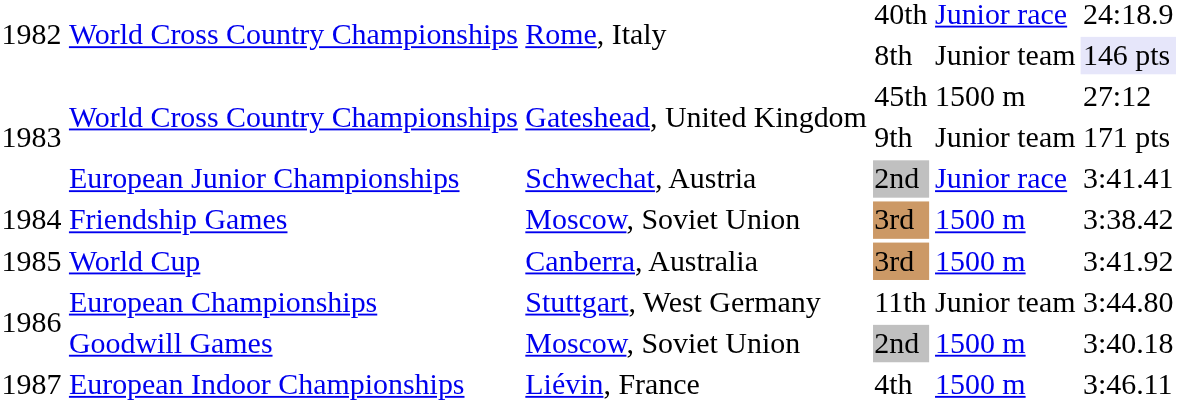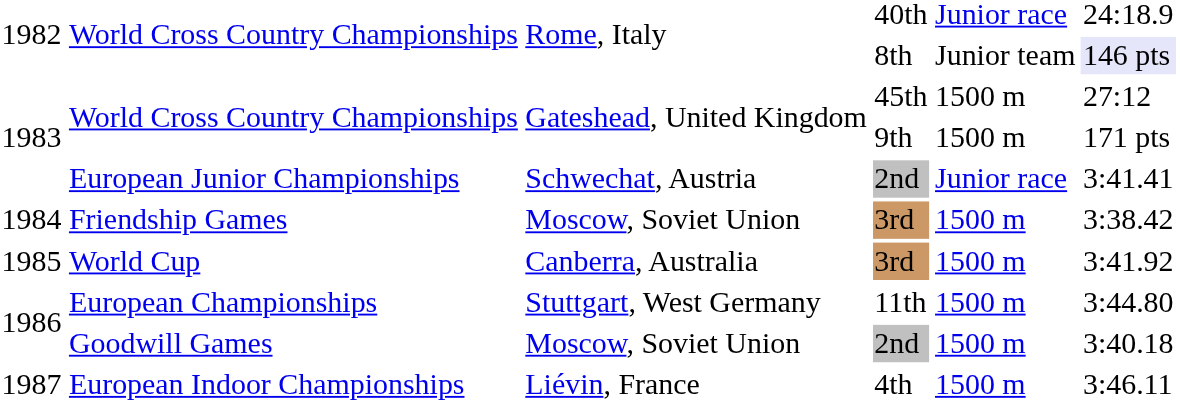(1005, 137) Junior team -> (980, 137) 1500 m
(1005, 301) Junior team -> (980, 301) 1500 m
